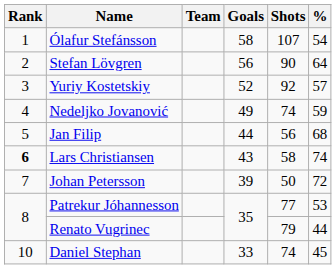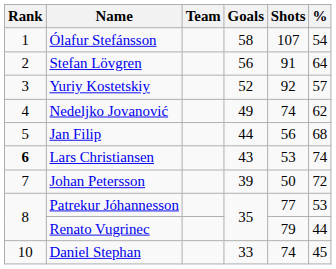(288, 63) 90 -> (288, 63) 91
(320, 110) 59 -> (320, 110) 62
(288, 157) 58 -> (288, 157) 53
